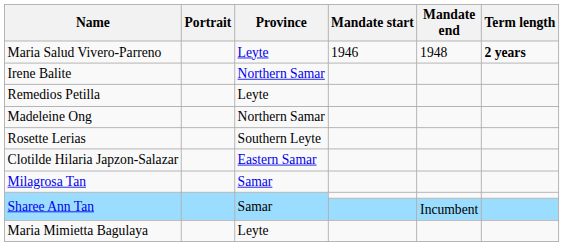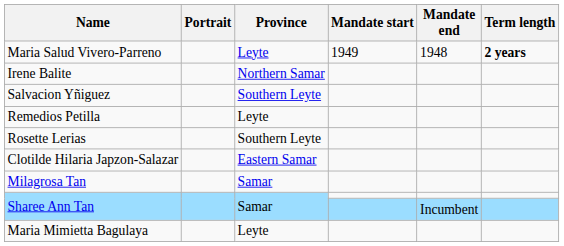(345, 52) 1946 -> (345, 52) 1949
+ row: (59, 95)
- row: (50, 116)
